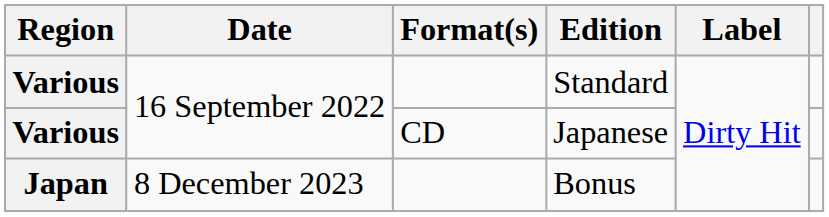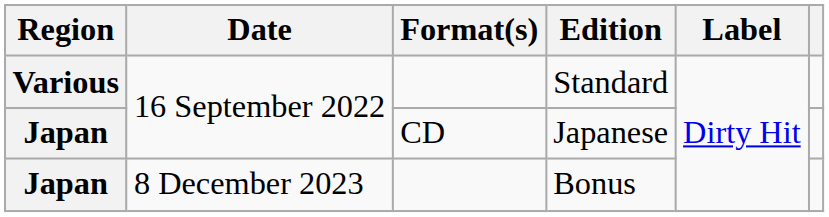(66, 132) Various -> (66, 132) Japan
